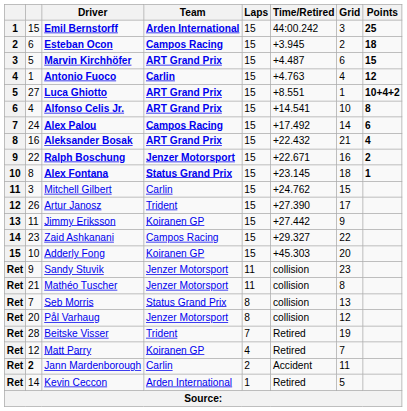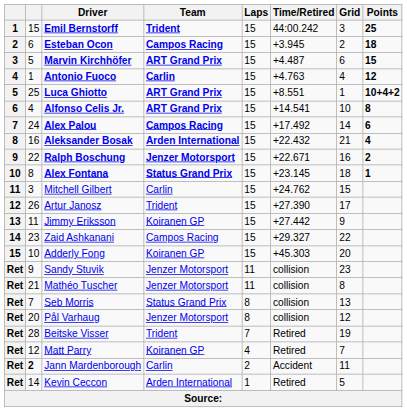(193, 28) Arden International -> (163, 28) Trident
(34, 92) 27 -> (34, 92) 25
(184, 141) ART Grand Prix -> (193, 141) Arden International
